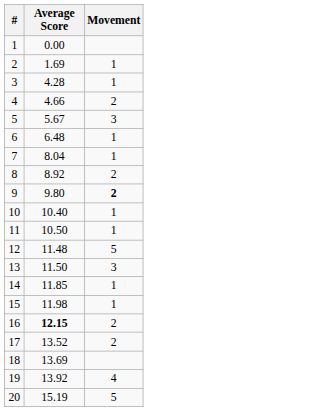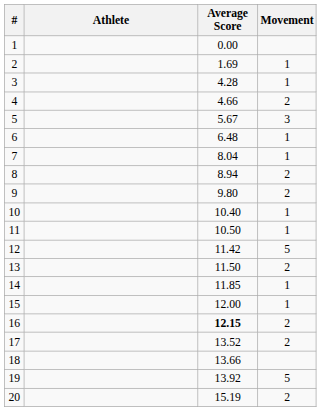+ column: (111, 20)
(54, 175) 8.92 -> (228, 175) 8.94
(114, 193) bold -> (287, 193) normal
(54, 249) 11.48 -> (228, 249) 11.42
(114, 267) 3 -> (287, 267) 2
(54, 304) 11.98 -> (228, 304) 12.00
(54, 360) 13.69 -> (228, 360) 13.66
(114, 378) 4 -> (287, 378) 5
(114, 397) 5 -> (287, 397) 2
